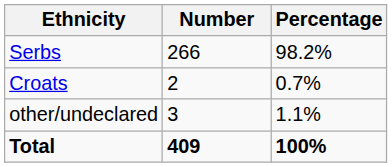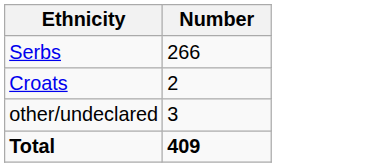- column: (329, 20)
